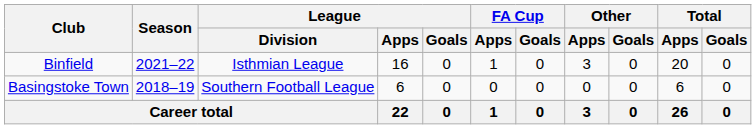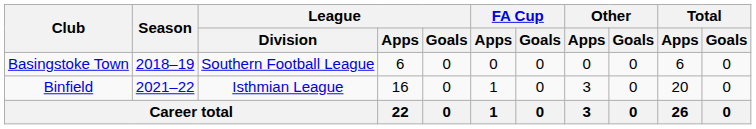rows swapped: (68, 87) <-> (68, 64)
